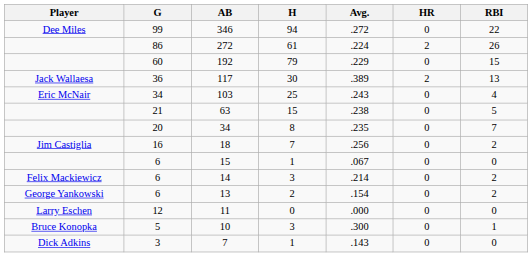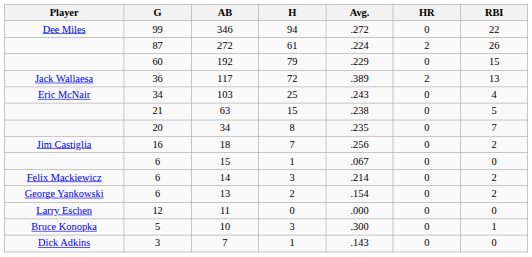(158, 45) 86 -> (158, 45) 87
(292, 78) 30 -> (292, 78) 72
